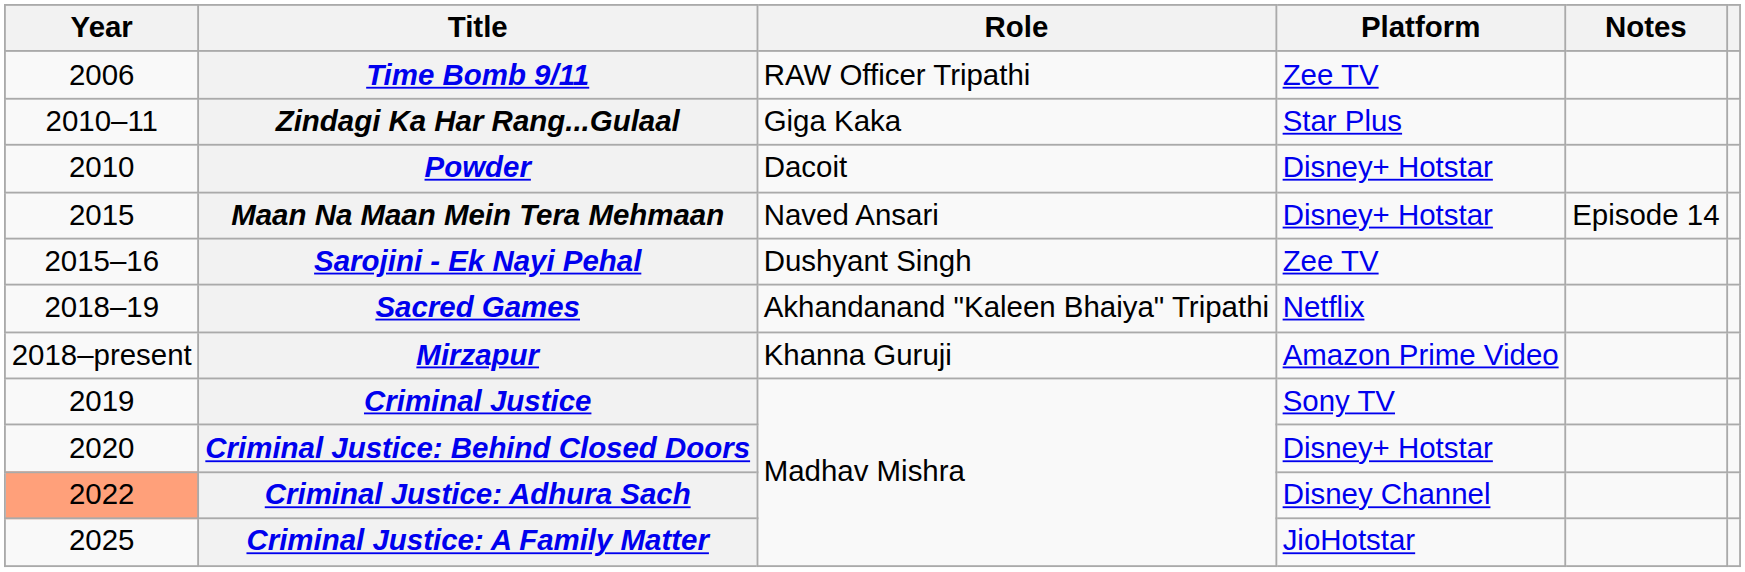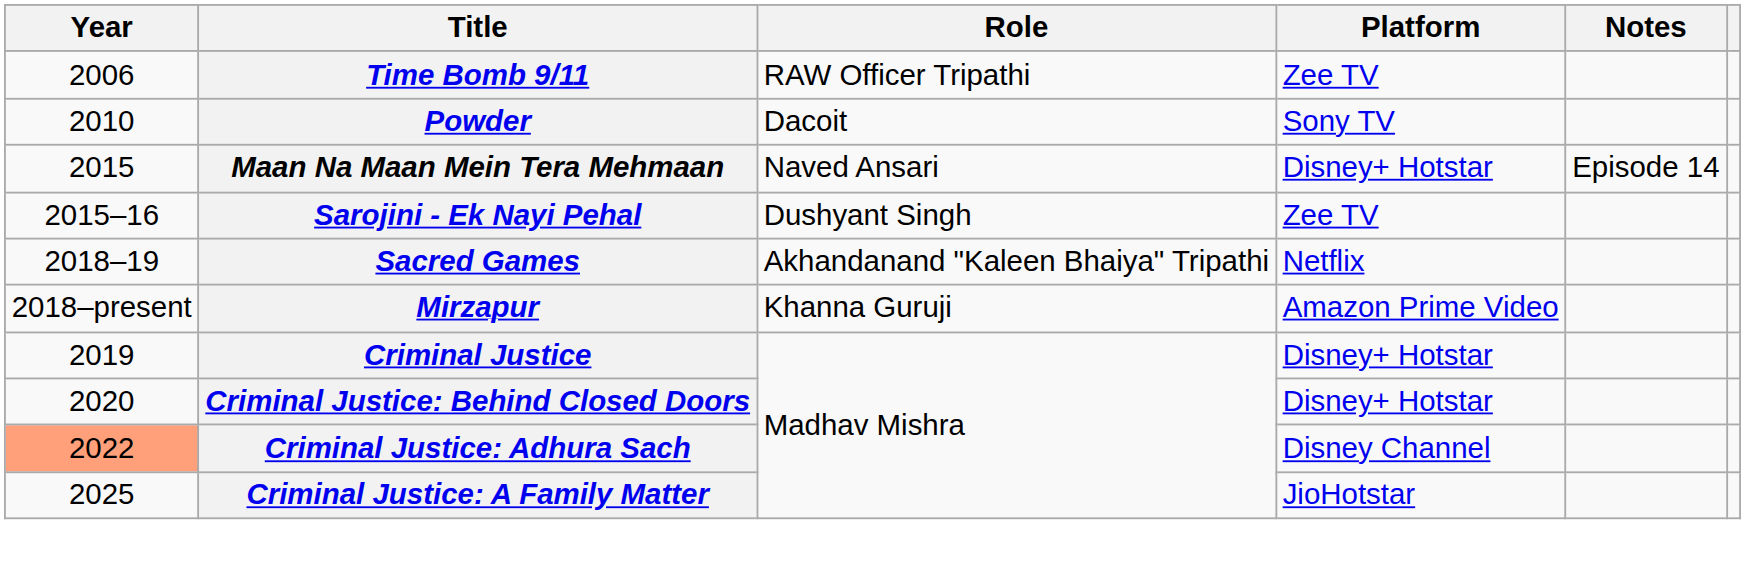- row: (478, 121)
(1388, 167) Disney+ Hotstar -> (1339, 121) Sony TV
(1339, 401) Sony TV -> (1388, 354) Disney+ Hotstar
